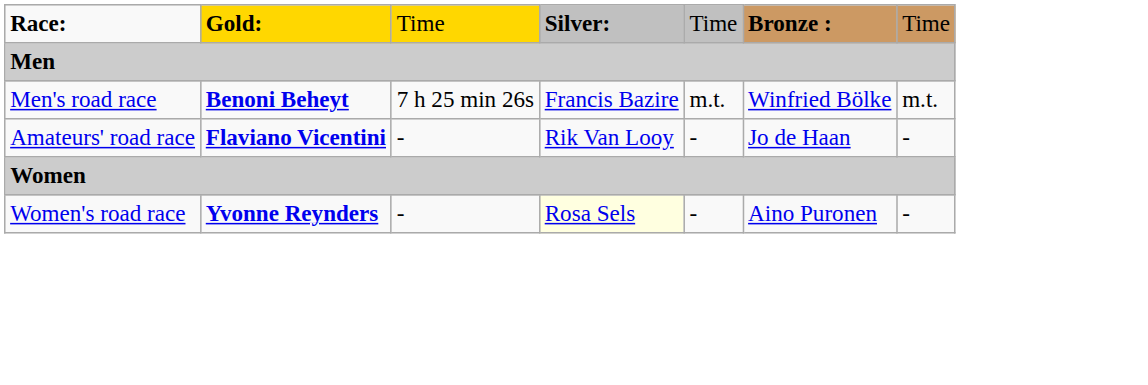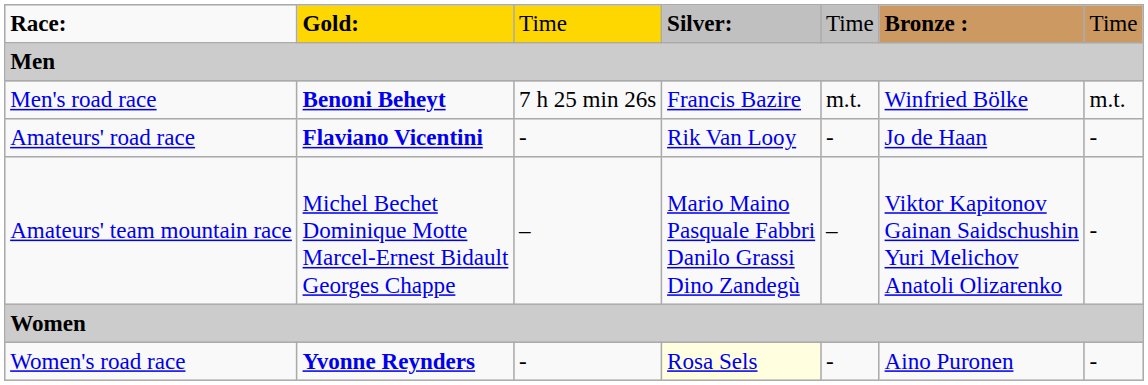+ row: (151, 230)
